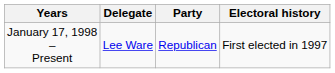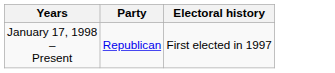- column: (128, 13)
